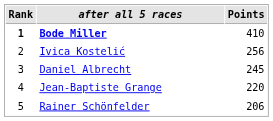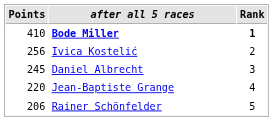columns swapped: (21, 14) <-> (246, 14)
